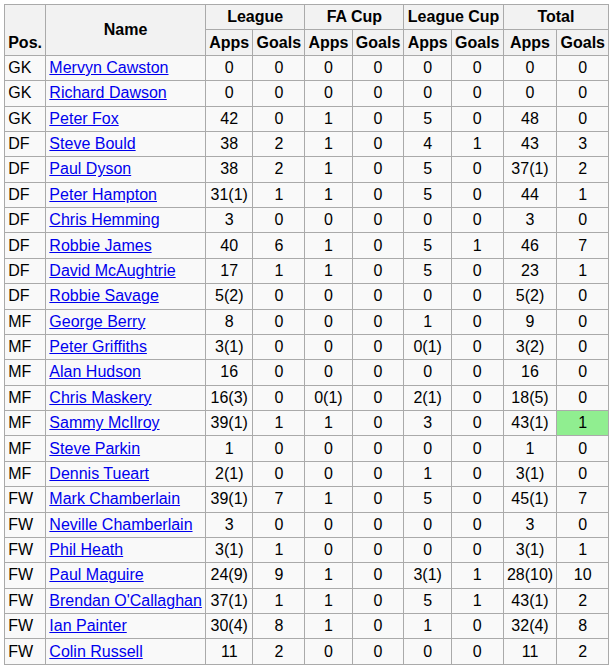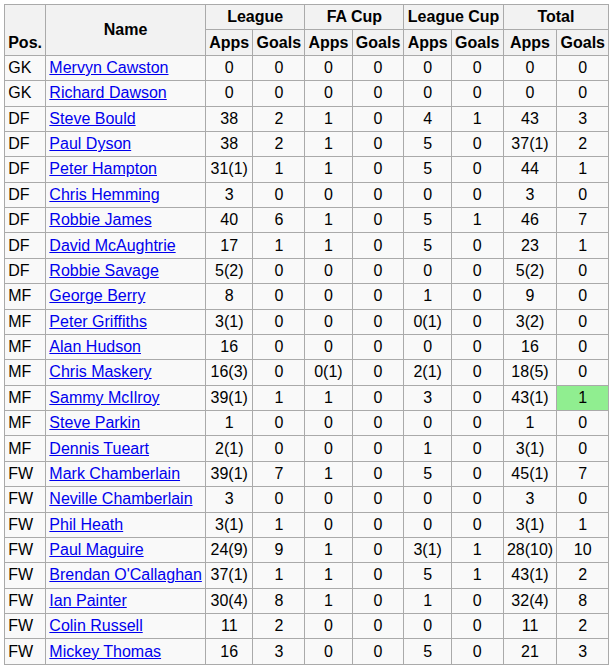- row: (84, 118)
+ row: (105, 651)
